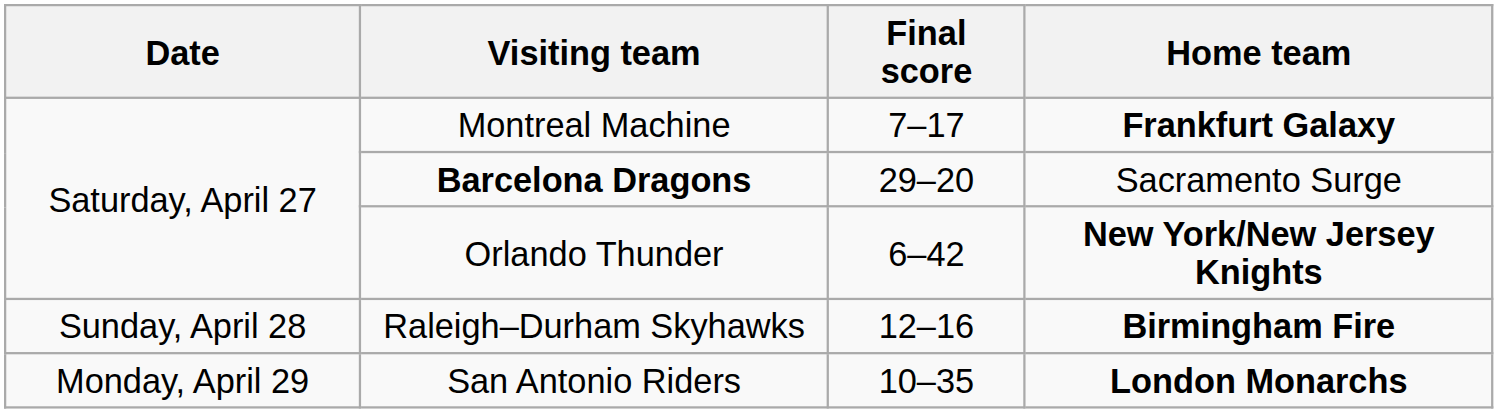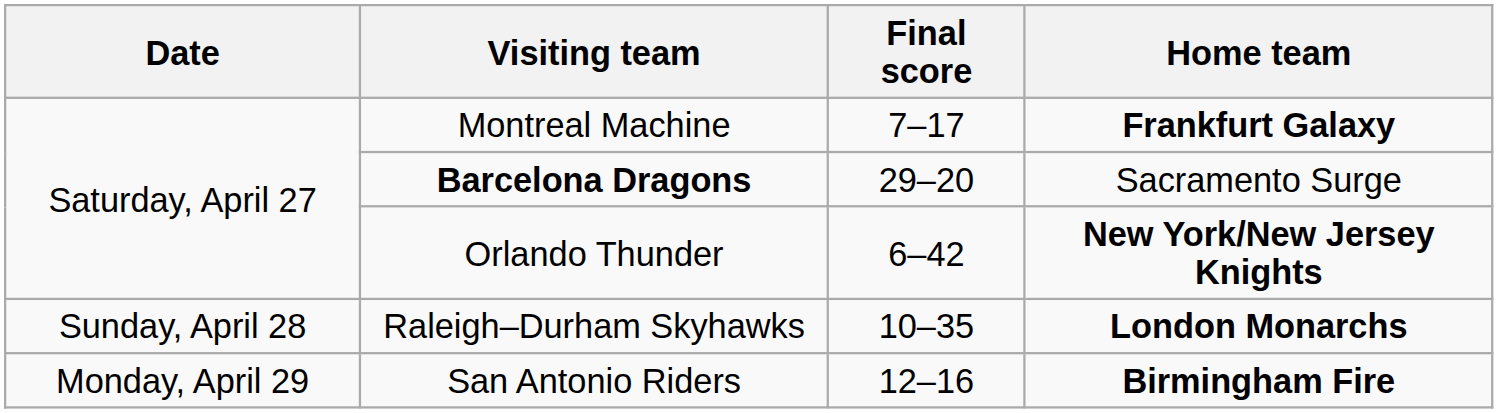(926, 327) 12–16 -> (926, 327) 10–35
(1259, 327) Birmingham Fire -> (1259, 327) London Monarchs
(926, 381) 10–35 -> (926, 381) 12–16
(1259, 381) London Monarchs -> (1259, 381) Birmingham Fire
